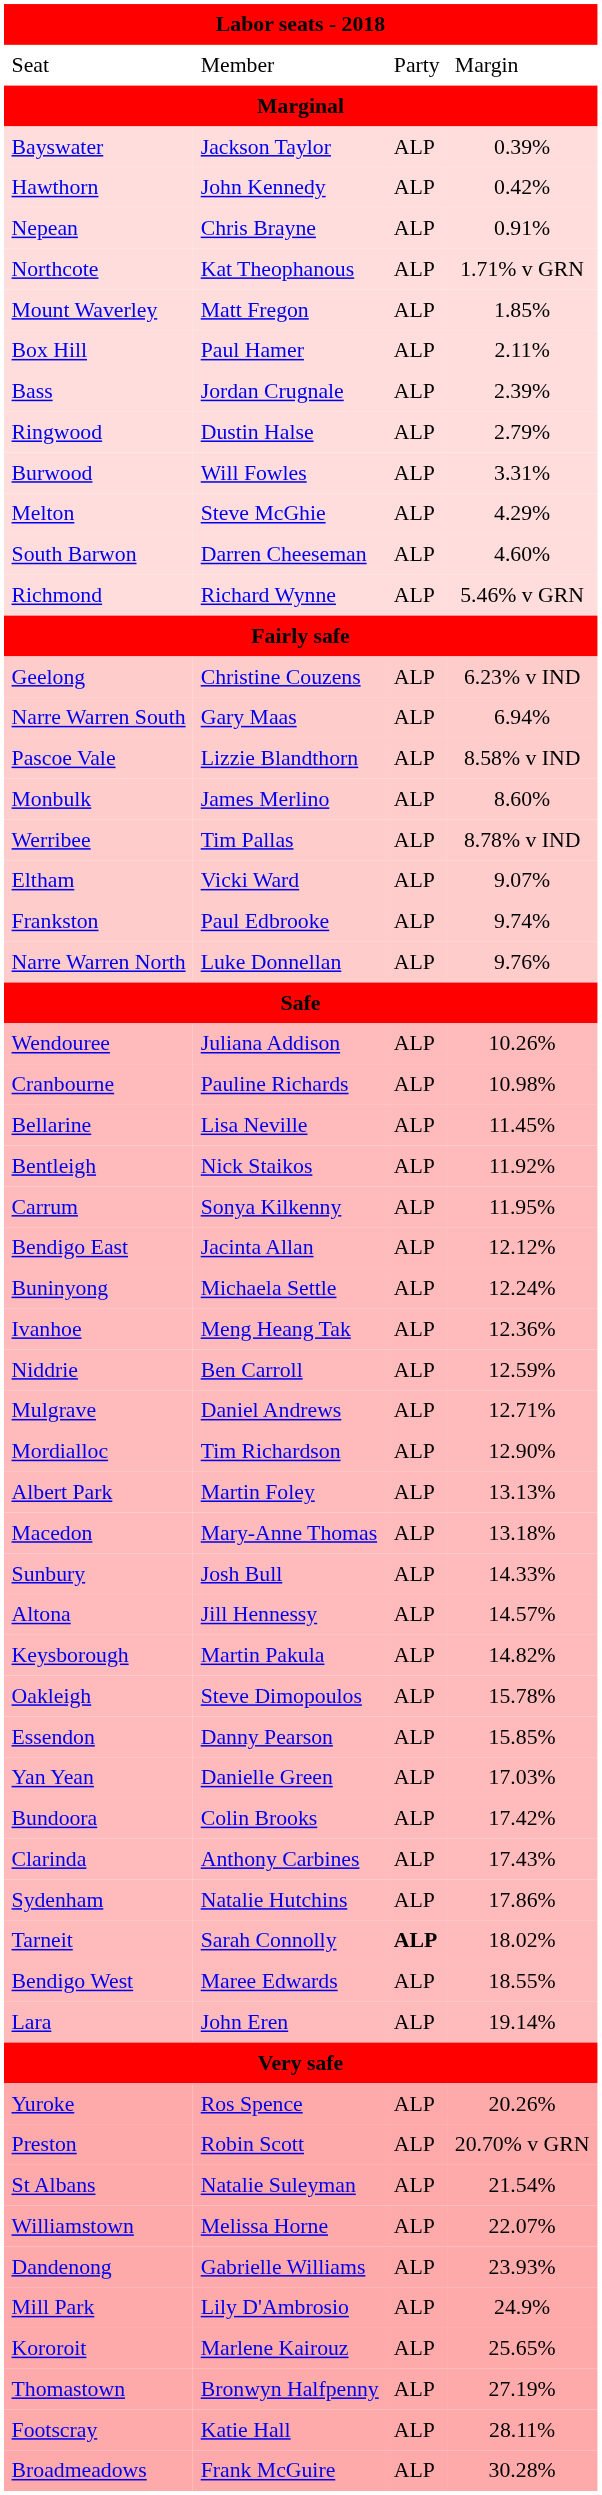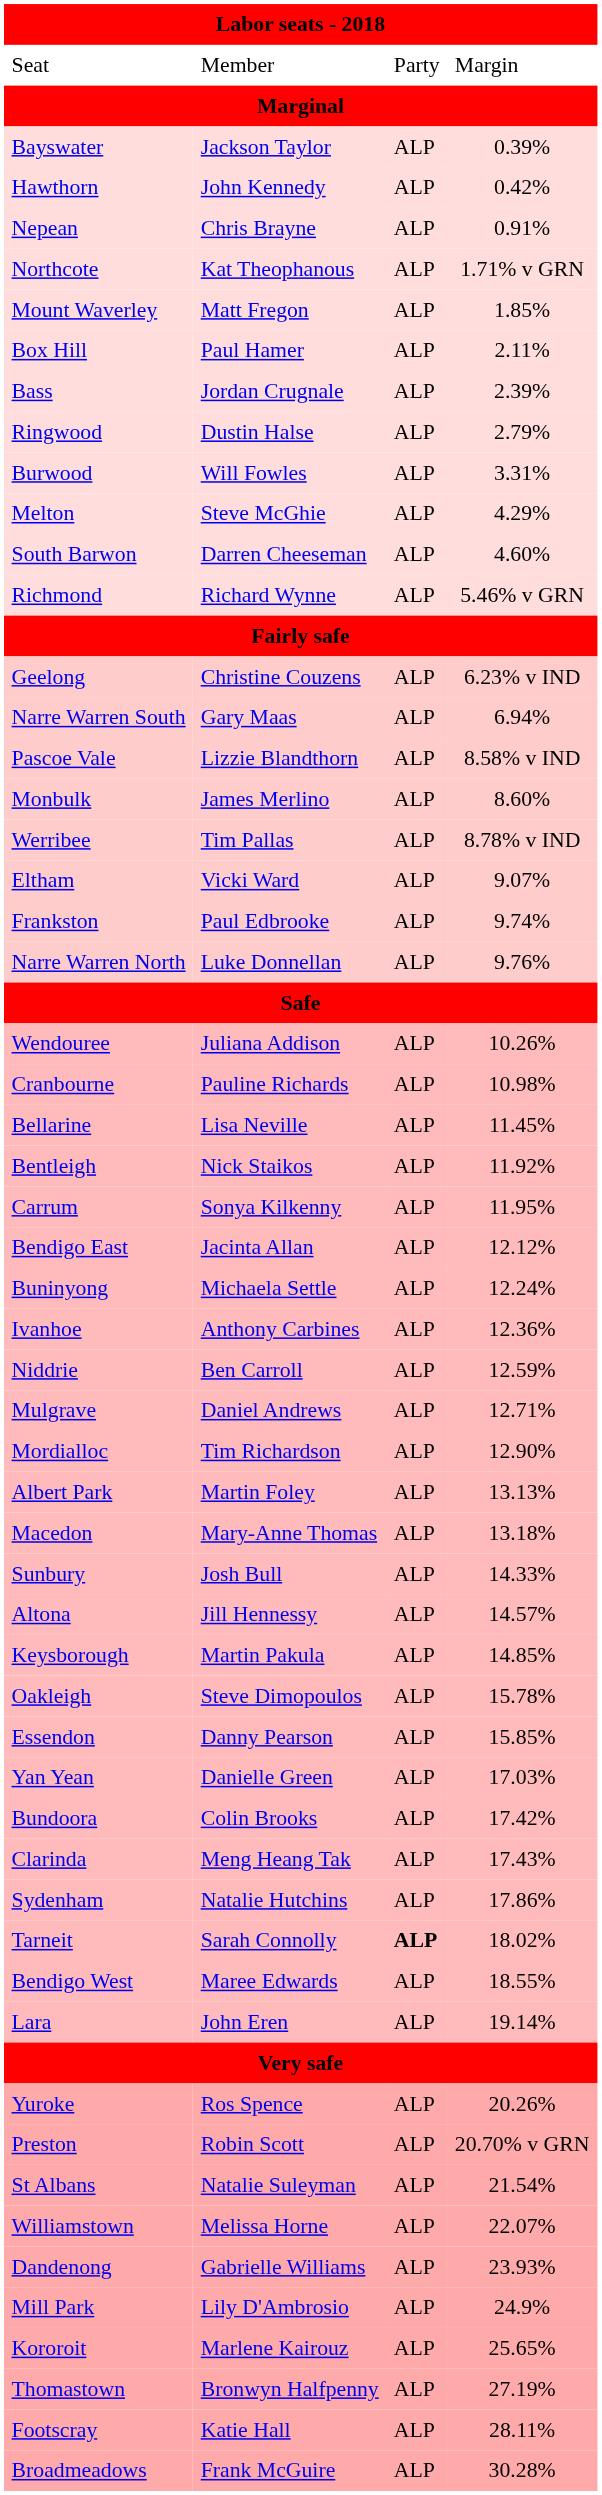(276, 1328) Meng Heang Tak -> (280, 1328) Anthony Carbines
(522, 1654) 14.82% -> (522, 1654) 14.85%
(280, 1858) Anthony Carbines -> (276, 1858) Meng Heang Tak
